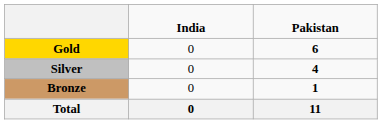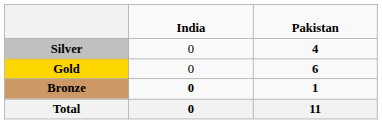rows swapped: (67, 48) <-> (67, 68)
(191, 88) normal -> (191, 88) bold
